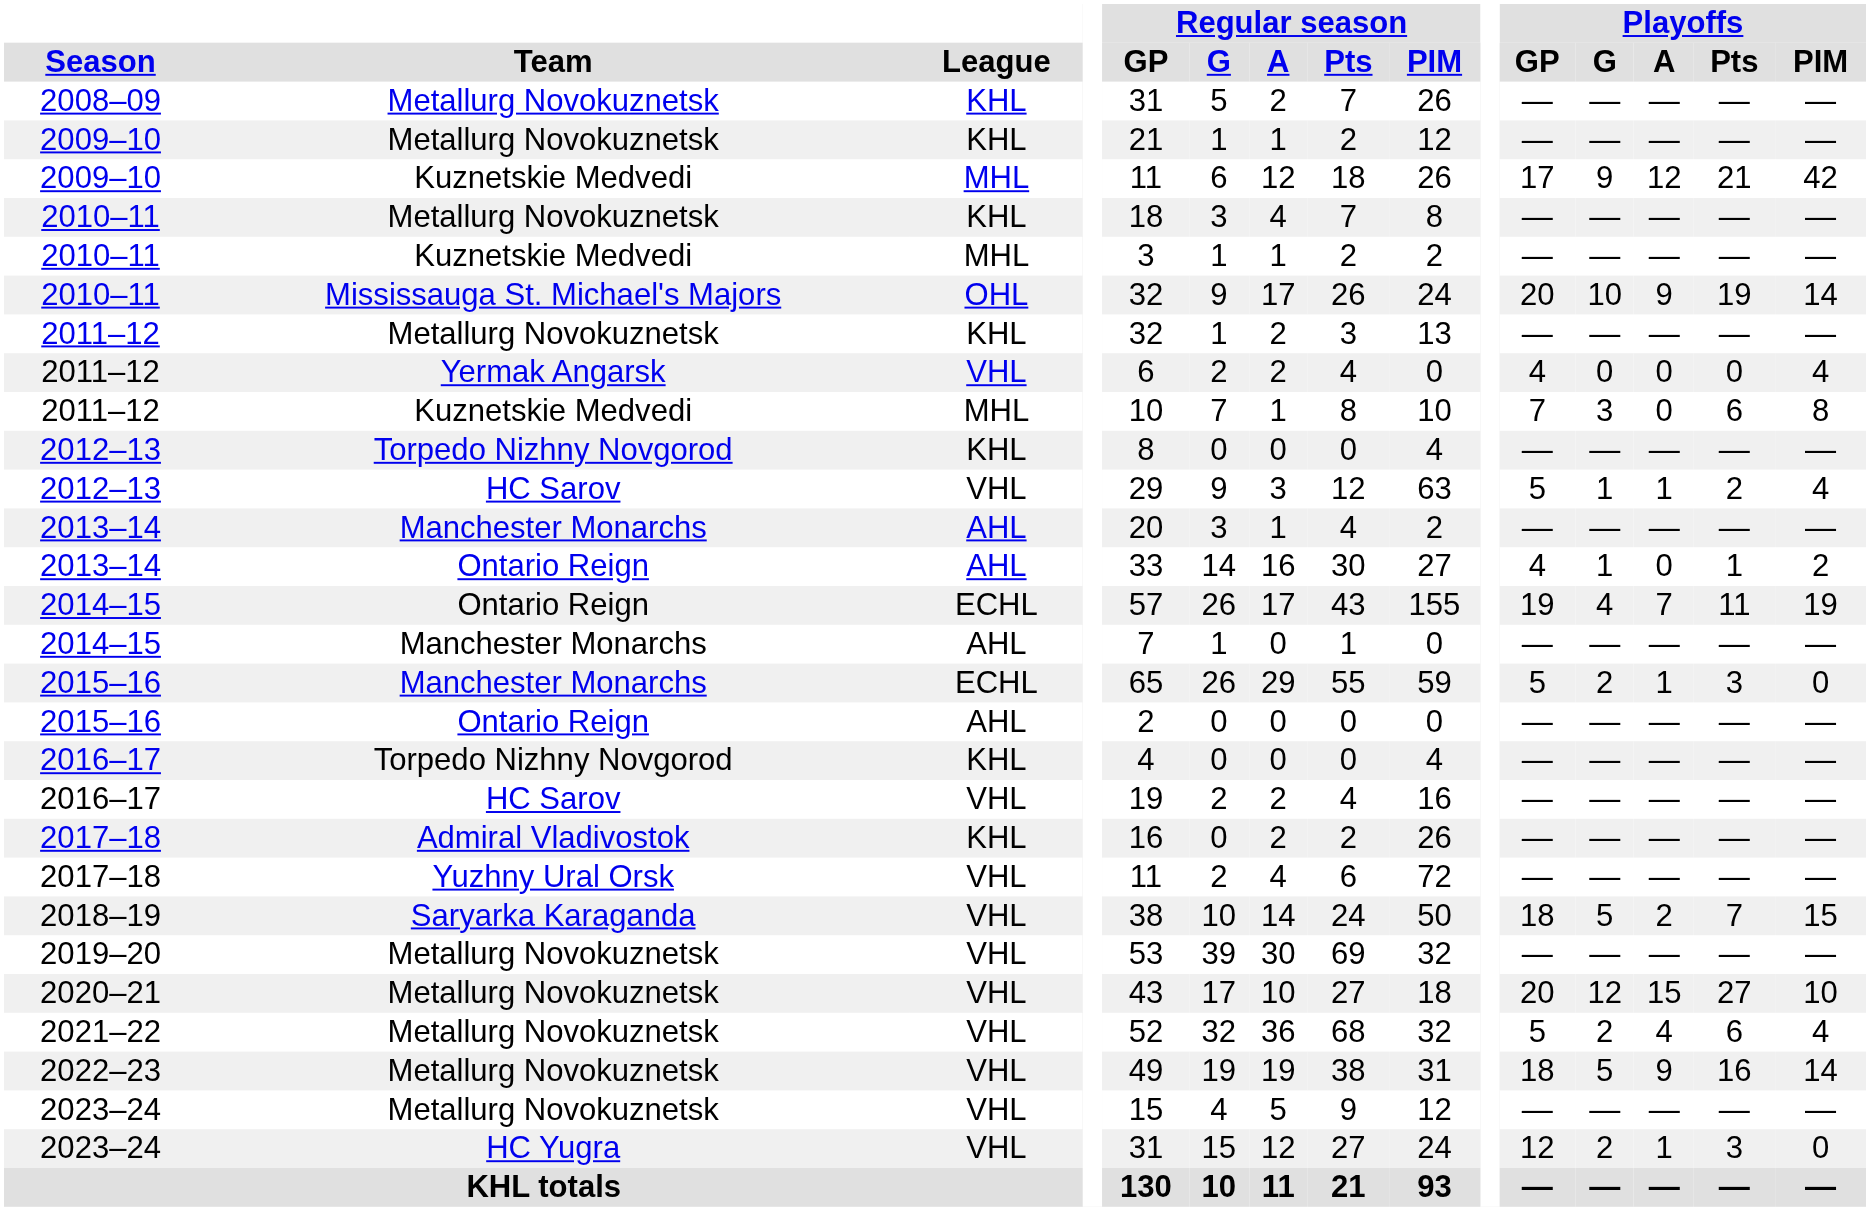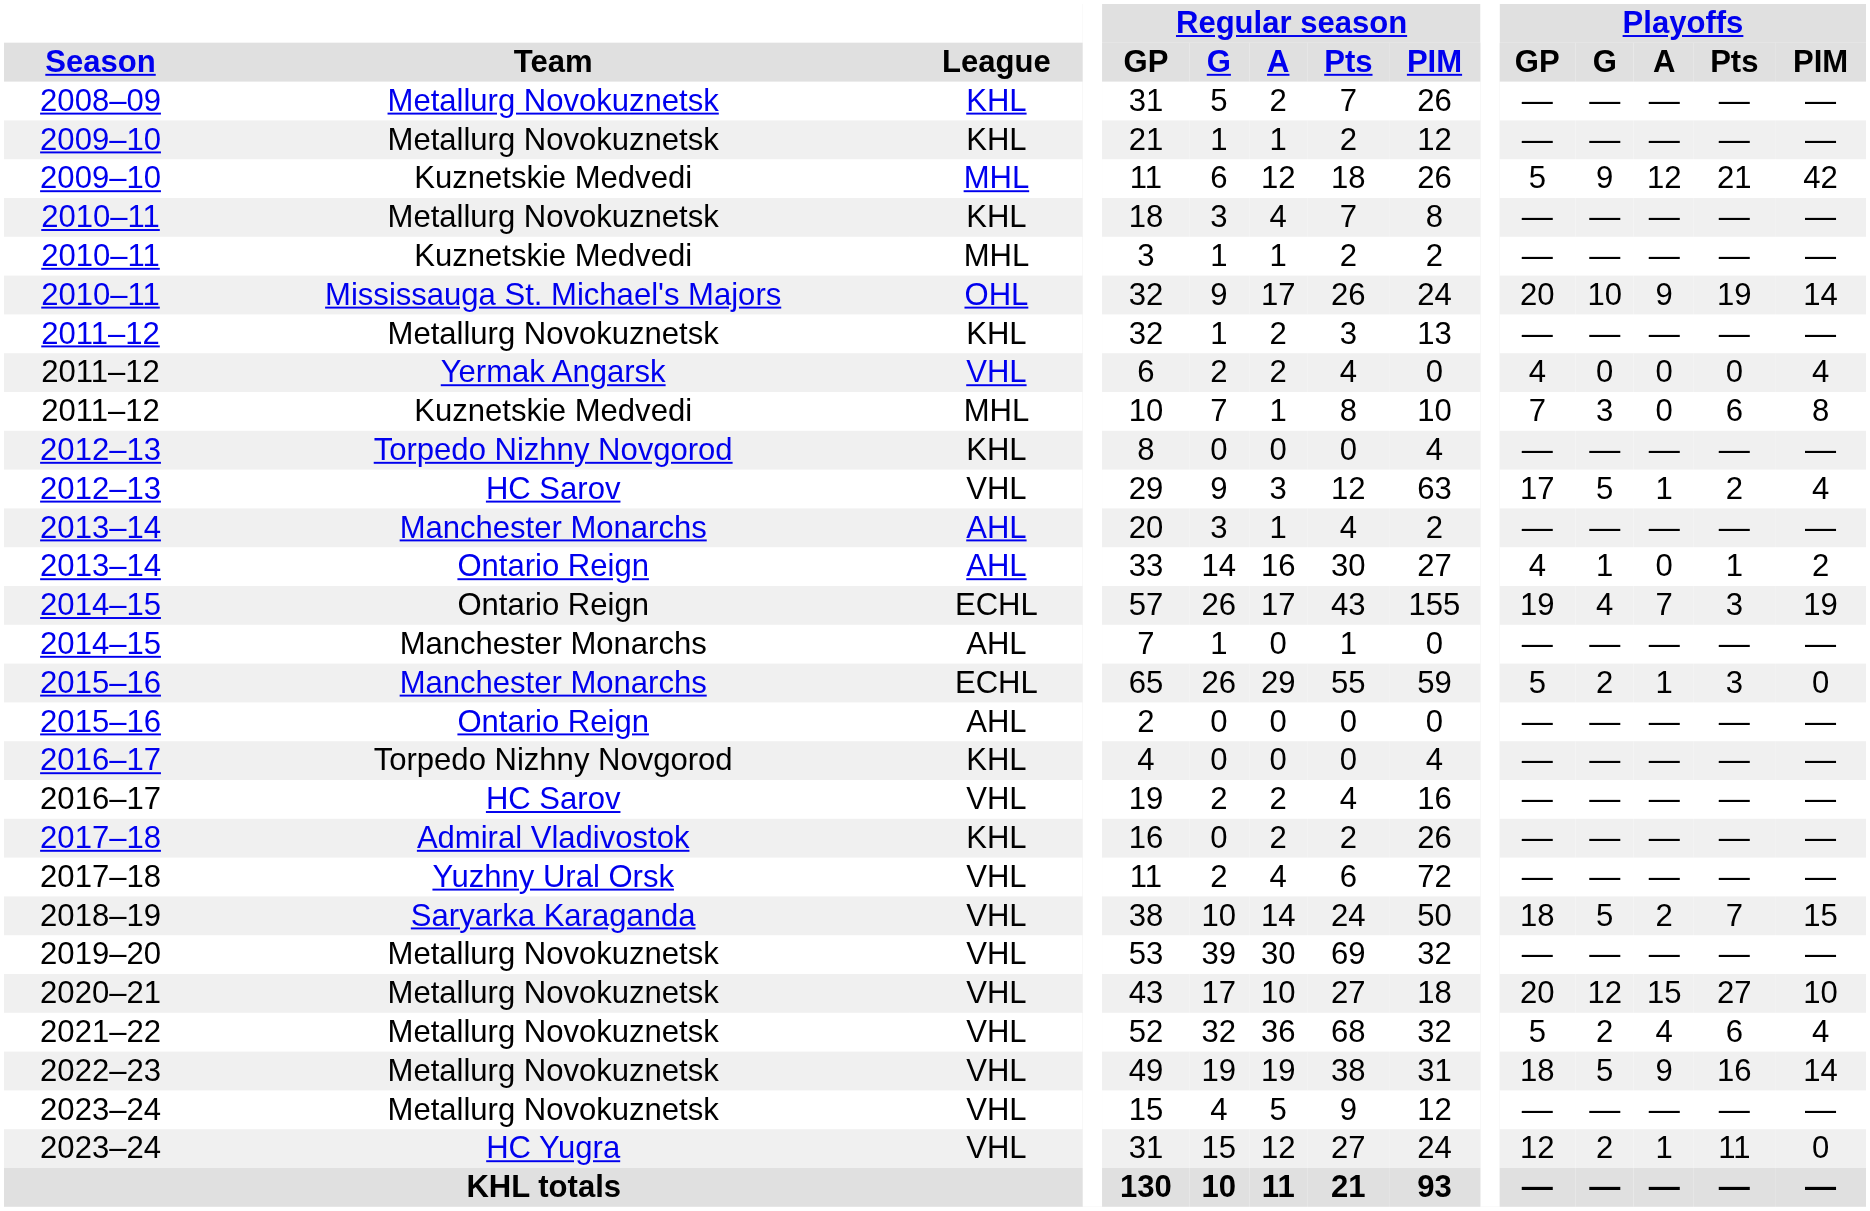(1537, 178) 17 -> (1537, 178) 5
(1537, 488) 5 -> (1537, 488) 17
(1605, 488) 1 -> (1605, 488) 5
(1734, 604) 11 -> (1734, 604) 3
(1734, 1148) 3 -> (1734, 1148) 11
